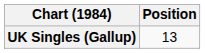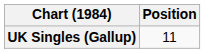(170, 37) 13 -> (170, 37) 11
